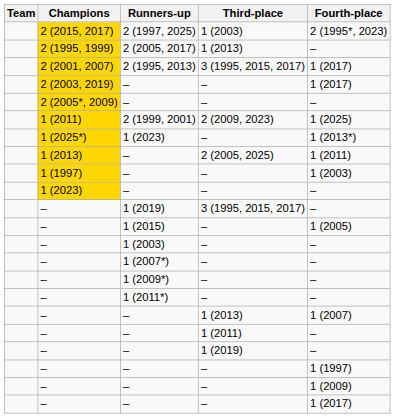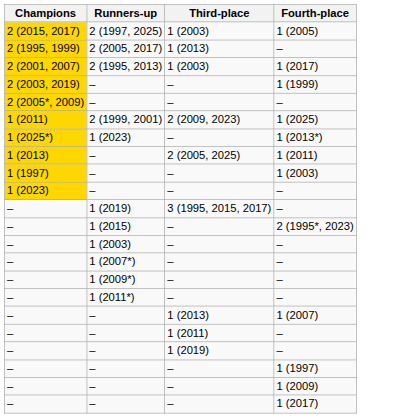- column: (21, 13)
(349, 31) 2 (1995*, 2023) -> (297, 31) 1 (2005)
(253, 66) 3 (1995, 2015, 2017) -> (188, 66) 1 (2003)
(331, 84) 1 (2017) -> (297, 84) 1 (1999)
(331, 226) 1 (2005) -> (315, 226) 2 (1995*, 2023)
